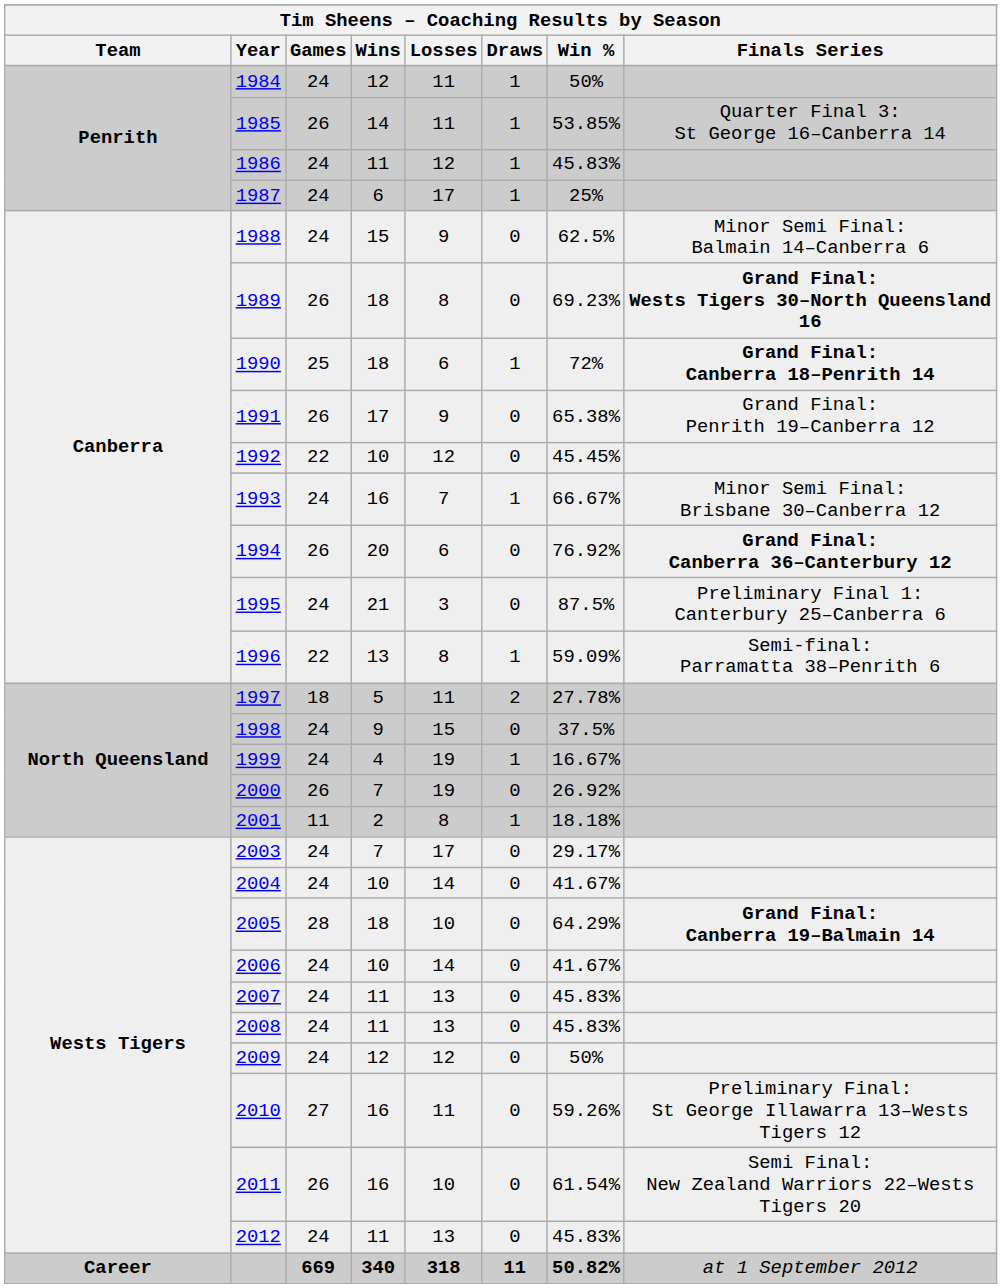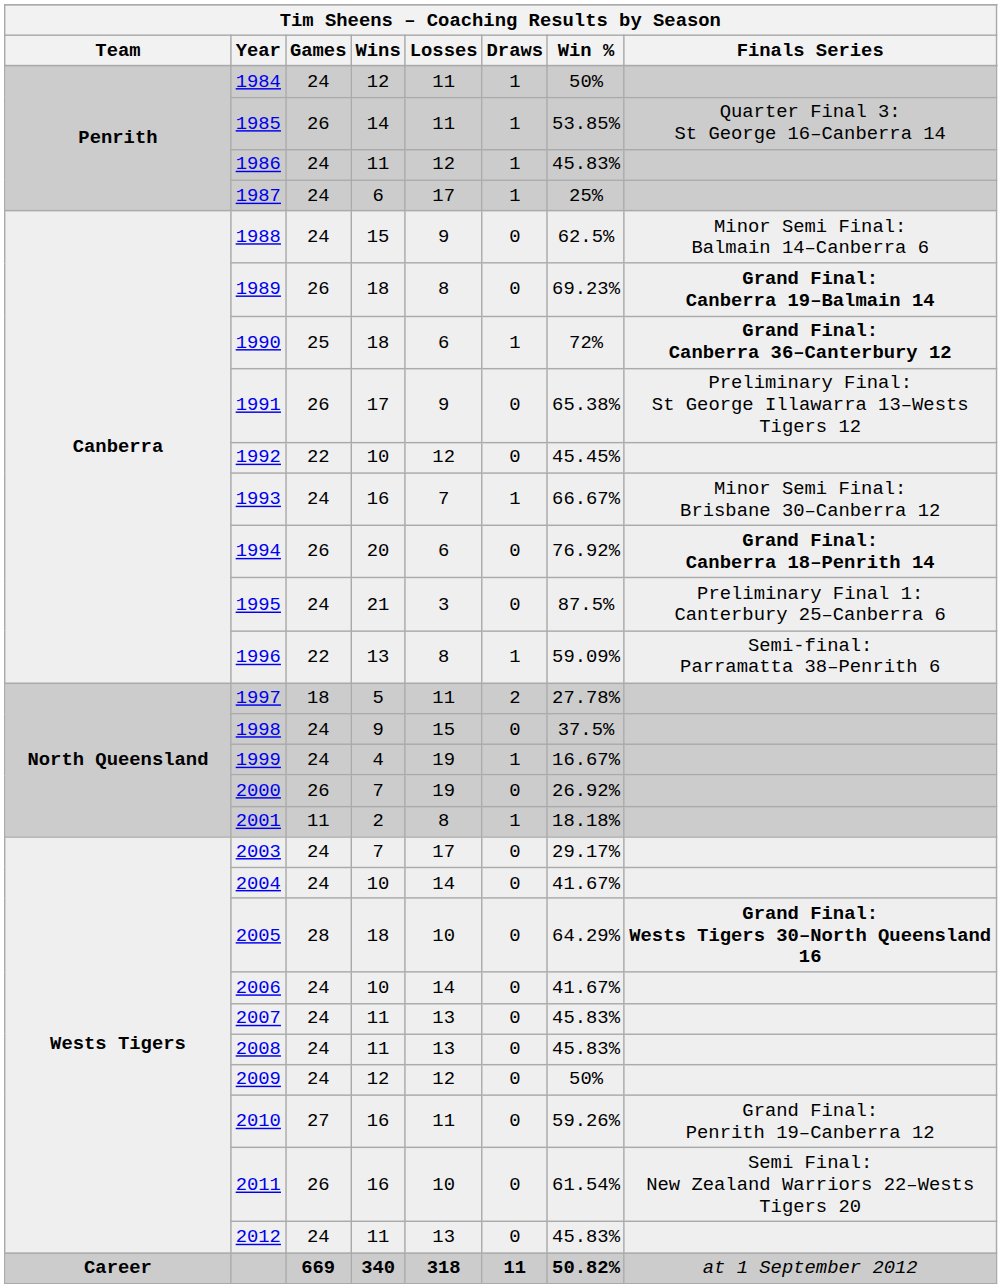(810, 300) Grand Final: Wests Tigers 30–North Queensland 16 -> (810, 290) Grand Final: Canberra 19–Balmain 14
(810, 364) Grand Final: Canberra 18–Penrith 14 -> (810, 342) Grand Final: Canberra 36–Canterbury 12
(810, 416) Grand Final: Penrith 19–Canberra 12 -> (810, 405) Preliminary Final: St George Illawarra 13–Wests Tigers 12
(810, 552) Grand Final: Canberra 36–Canterbury 12 -> (810, 552) Grand Final: Canberra 18–Penrith 14
(810, 924) Grand Final: Canberra 19–Balmain 14 -> (810, 935) Grand Final: Wests Tigers 30–North Queensland 16
(810, 1111) Preliminary Final: St George Illawarra 13–Wests Tigers 12 -> (810, 1121) Grand Final: Penrith 19–Canberra 12
